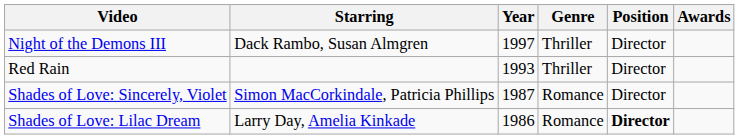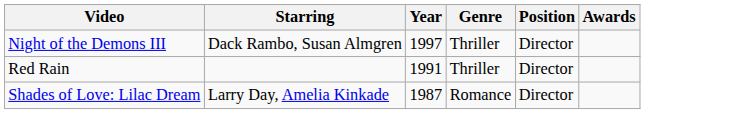(518, 69) 1993 -> (426, 69) 1991
- row: (117, 95)
(518, 120) 1986 -> (426, 95) 1987
(641, 120) bold -> (546, 95) normal
